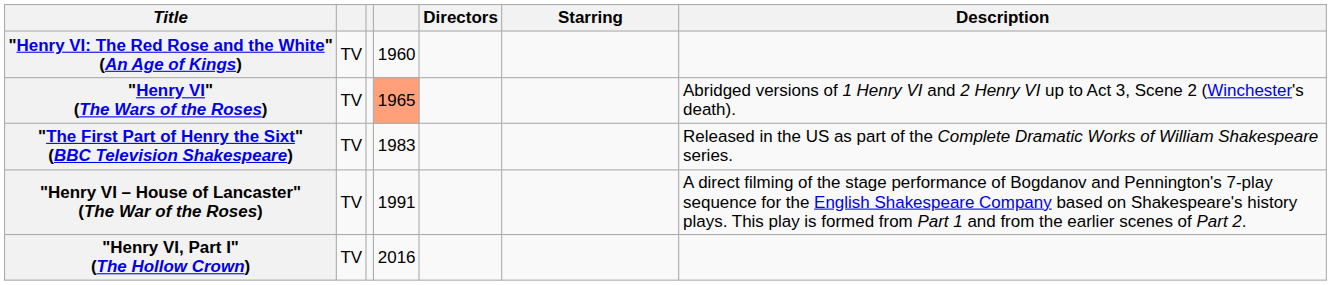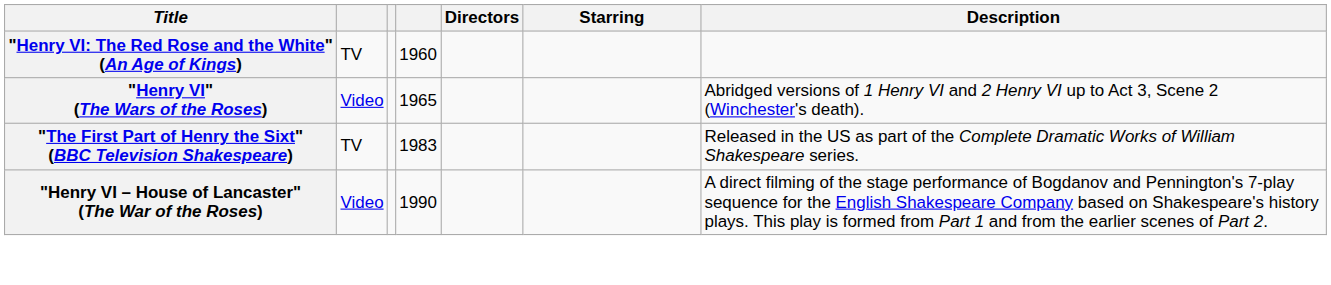(351, 100) TV -> (362, 100) Video
(397, 100) lightsalmon background -> (418, 100) no background
(351, 201) TV -> (362, 201) Video
(397, 201) 1991 -> (418, 201) 1990
- row: (171, 257)
